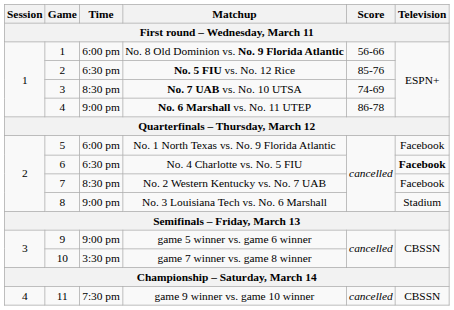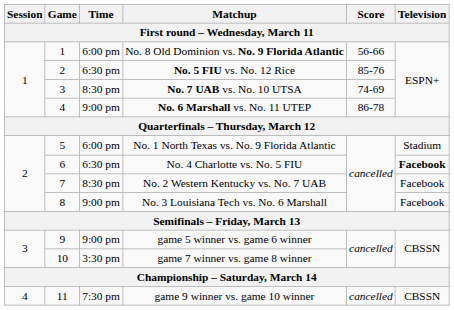(422, 145) Facebook -> (422, 145) Stadium
(422, 202) Stadium -> (422, 202) Facebook
